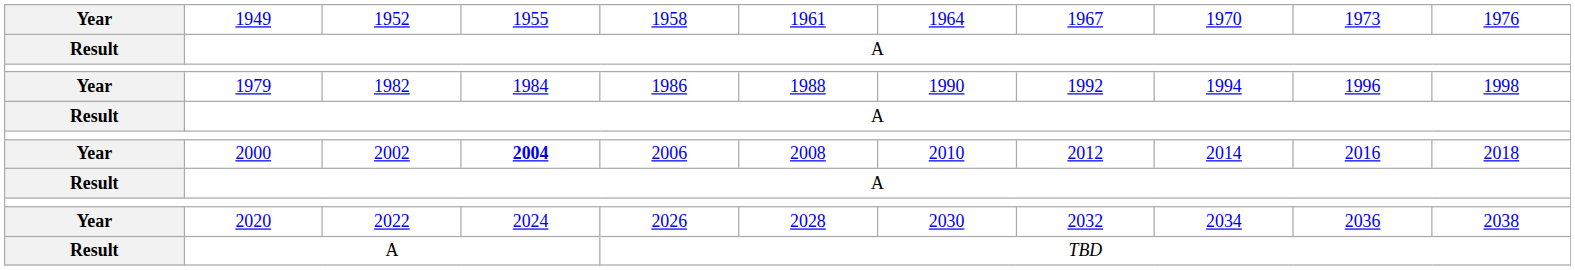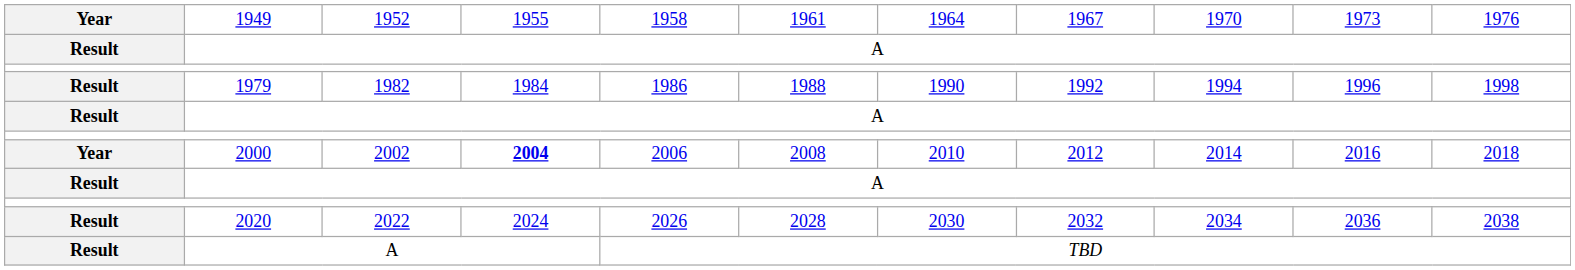(94, 86) Year -> (94, 86) Result
(94, 221) Year -> (94, 221) Result
